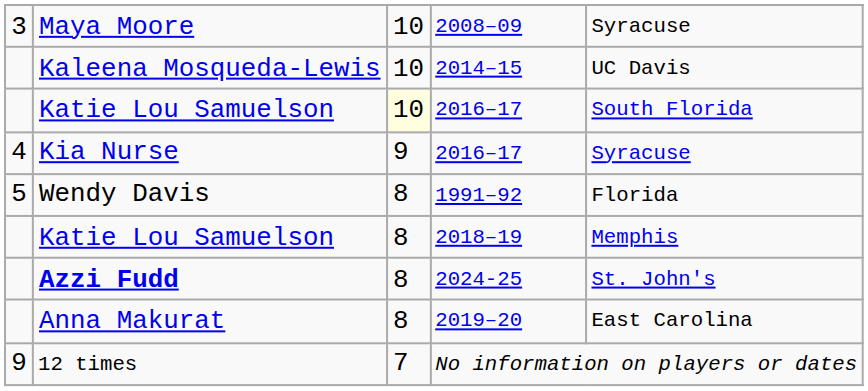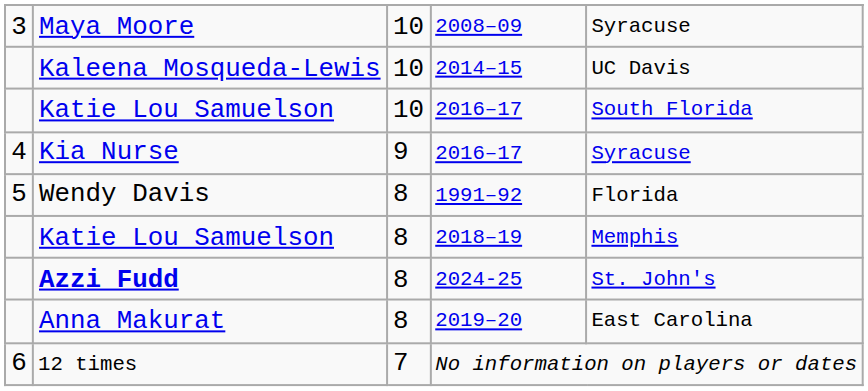(408, 110) lightyellow background -> (408, 110) no background
(19, 363) 9 -> (19, 363) 6
